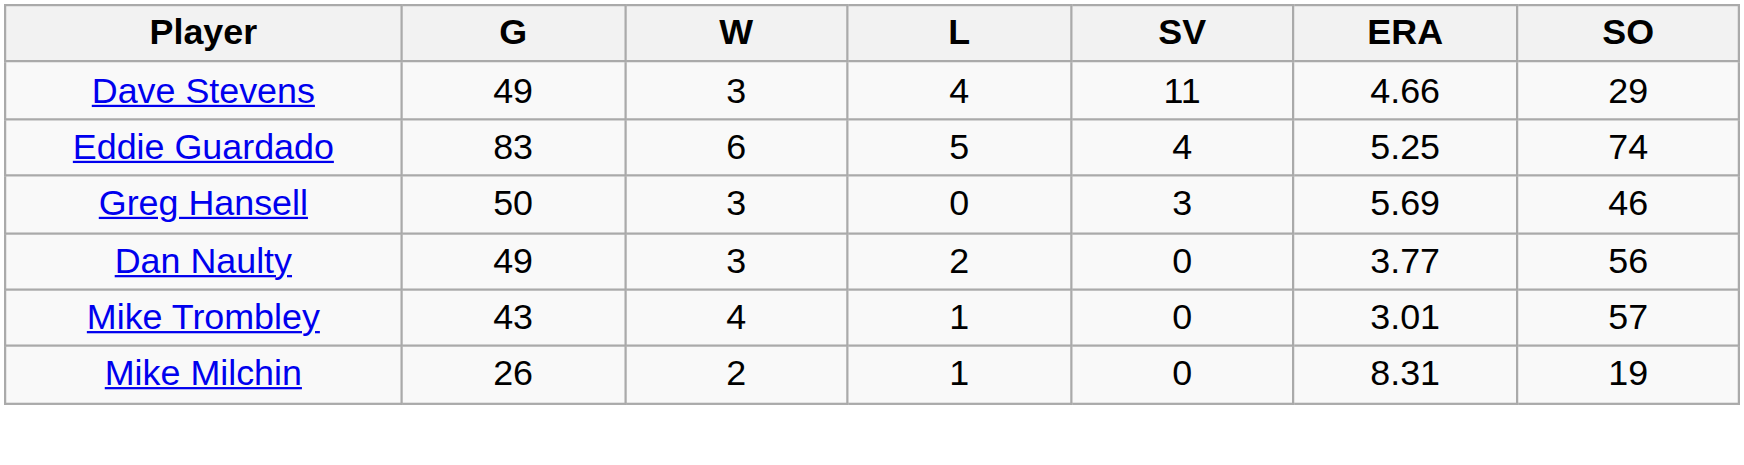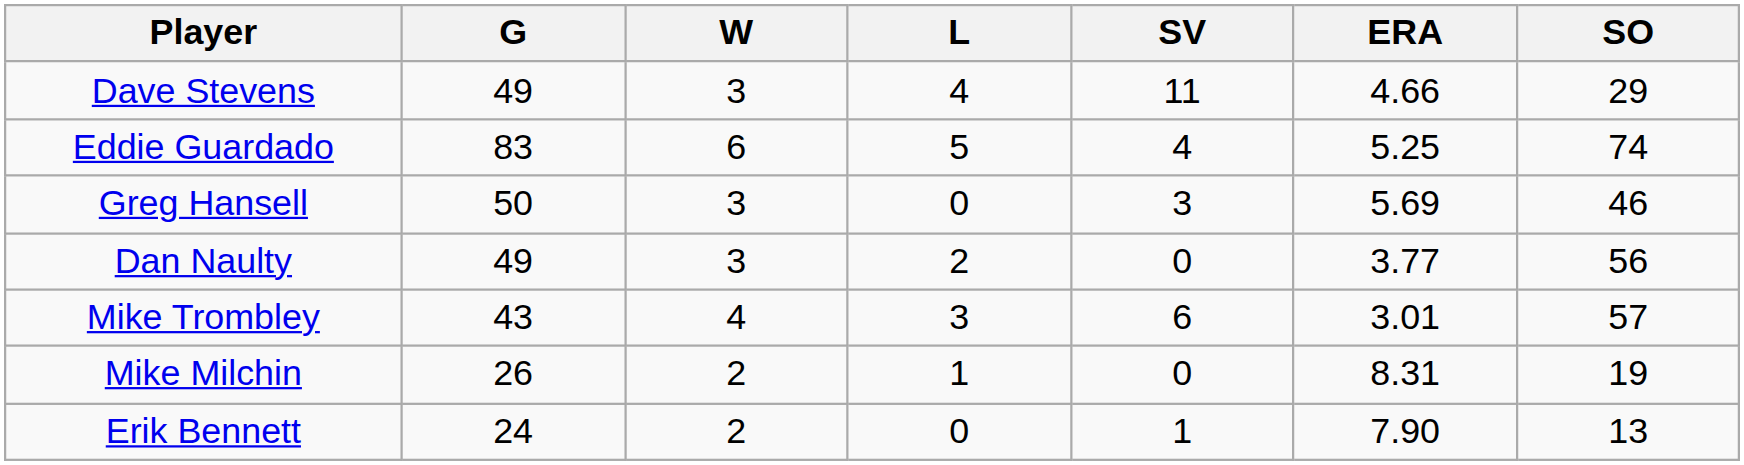(959, 317) 1 -> (959, 317) 3
(1182, 317) 0 -> (1182, 317) 6
+ row: (203, 430)
